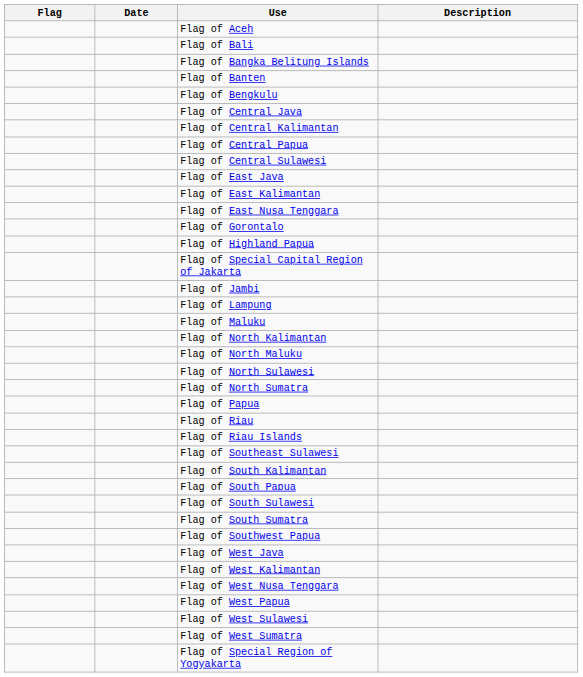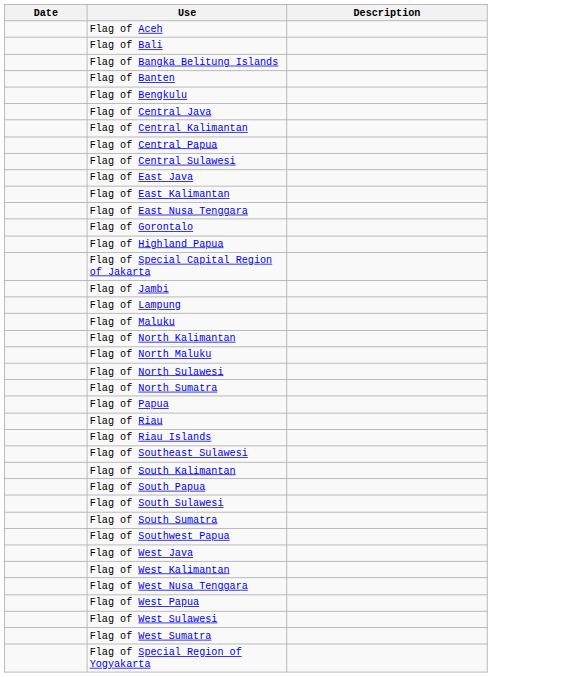- column: (50, 13)
